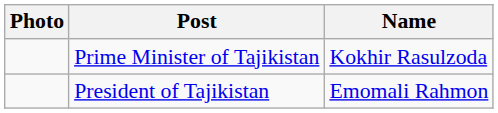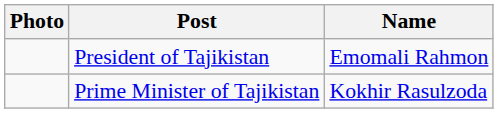rows swapped: (172, 90) <-> (197, 56)
